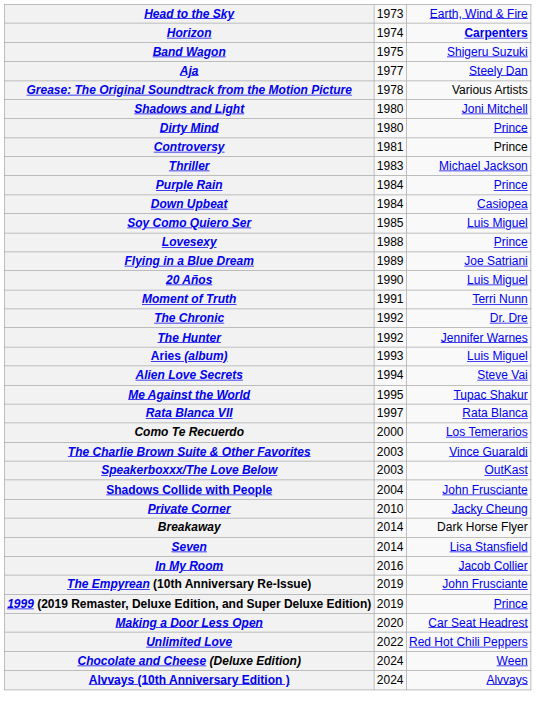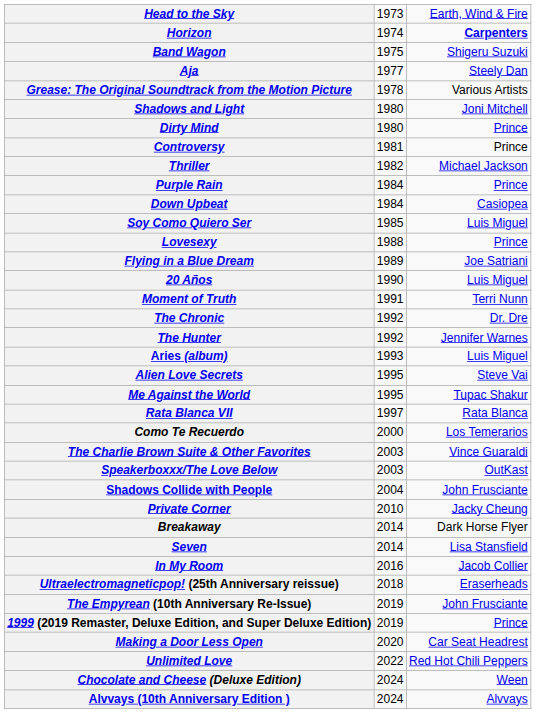(390, 166) 1983 -> (390, 166) 1982
(390, 375) 1994 -> (390, 375) 1995
+ row: (189, 584)
